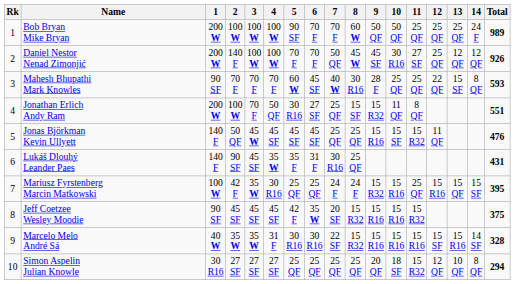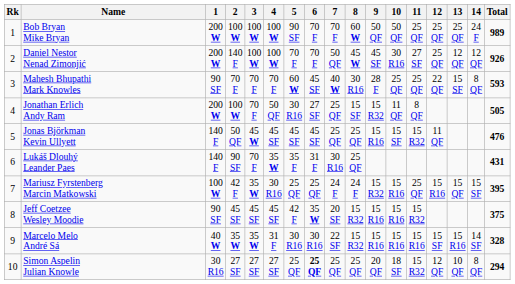(497, 110) 551 -> (497, 110) 505
(254, 162) 45 SF -> (254, 162) 70 F
(315, 266) normal -> (315, 266) bold
